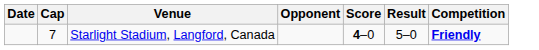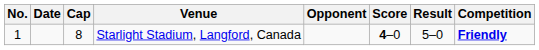+ column: (17, 14)
(52, 34) 7 -> (79, 34) 8
